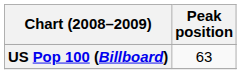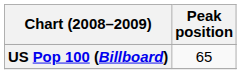(204, 56) 63 -> (204, 56) 65
